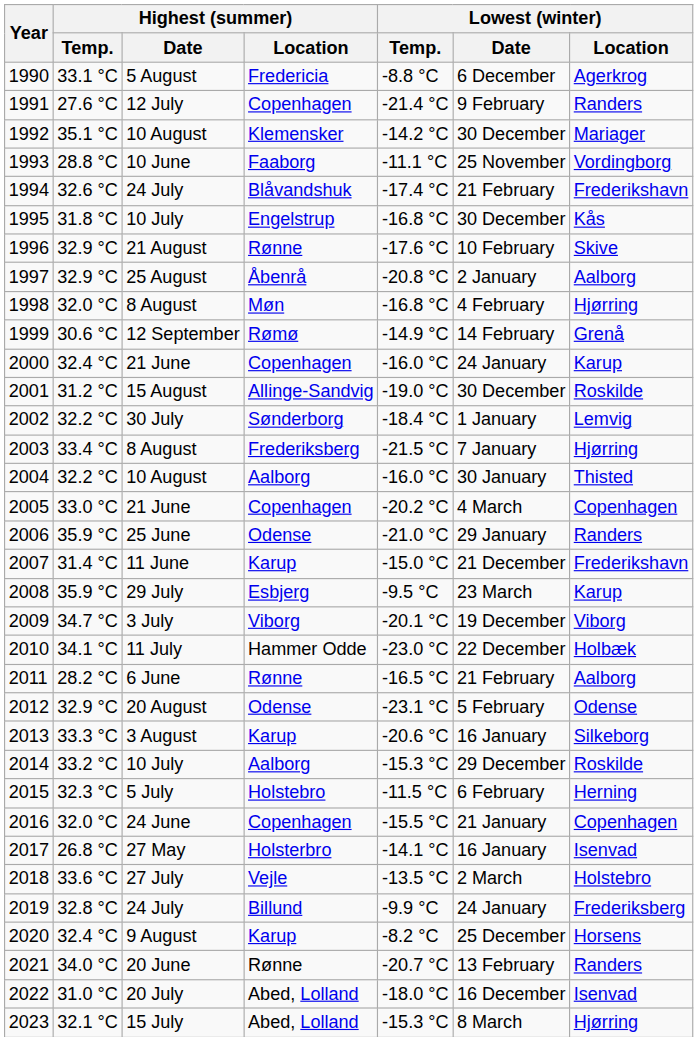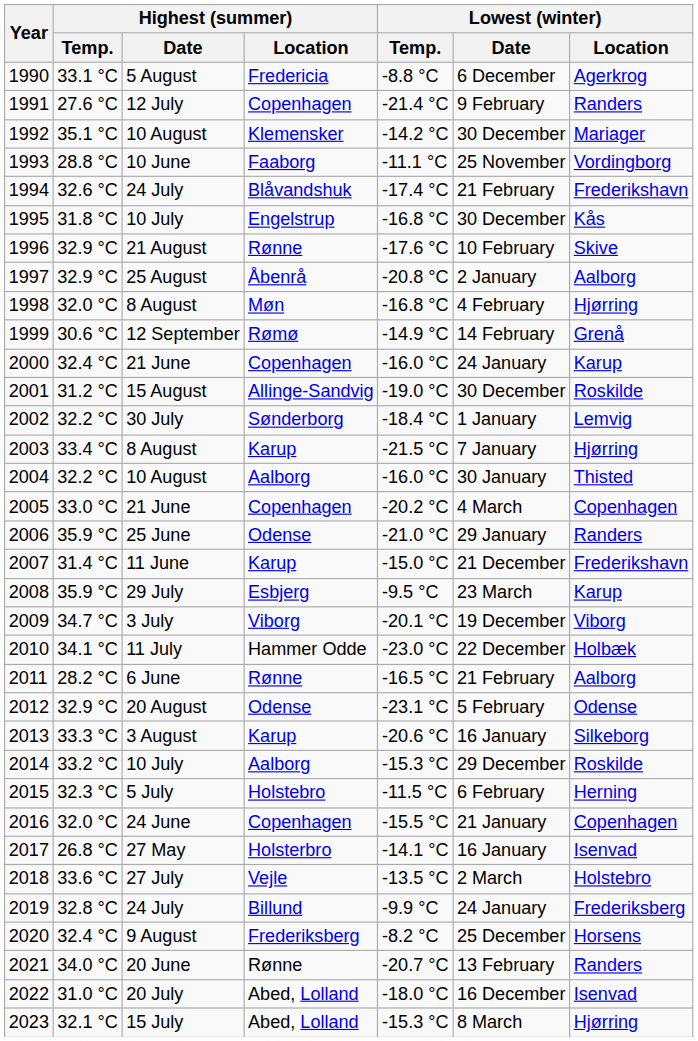(304, 448) Frederiksberg -> (272, 448) Karup
(272, 936) Karup -> (304, 936) Frederiksberg
